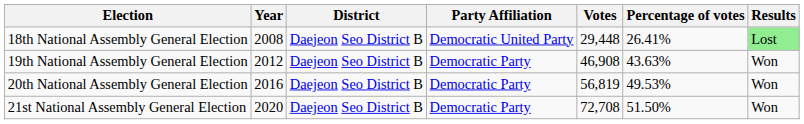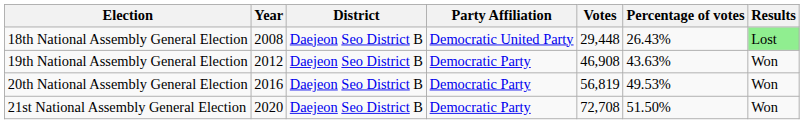(649, 38) 26.41% -> (649, 38) 26.43%
